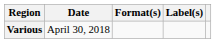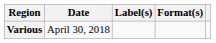columns swapped: (138, 13) <-> (184, 13)
